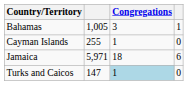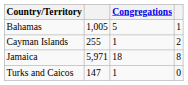(115, 27) 3 -> (115, 27) 5
(179, 42) 0 -> (179, 42) 2
(179, 57) 6 -> (179, 57) 8
(115, 73) lightblue background -> (115, 73) no background
